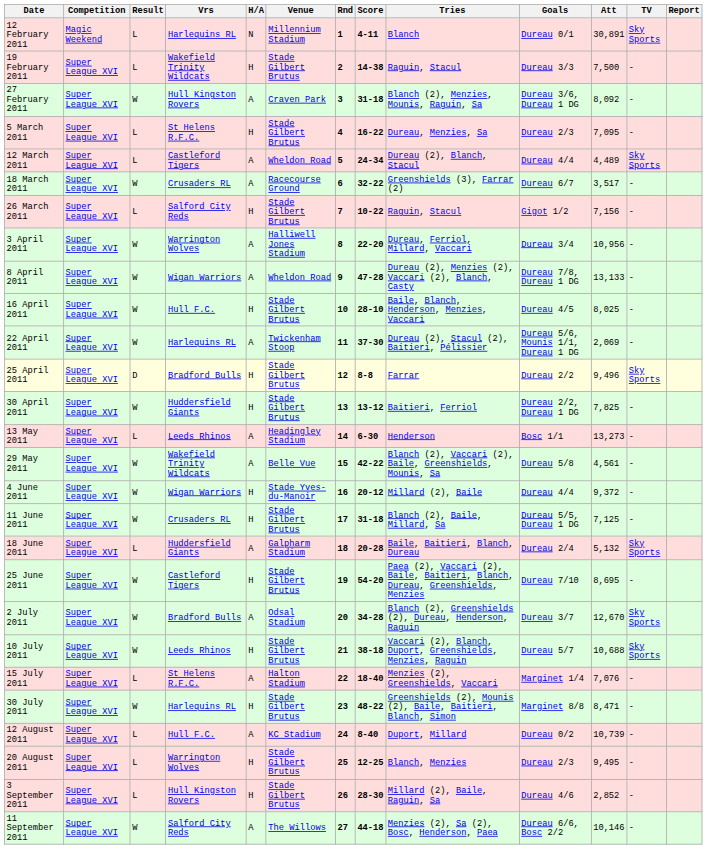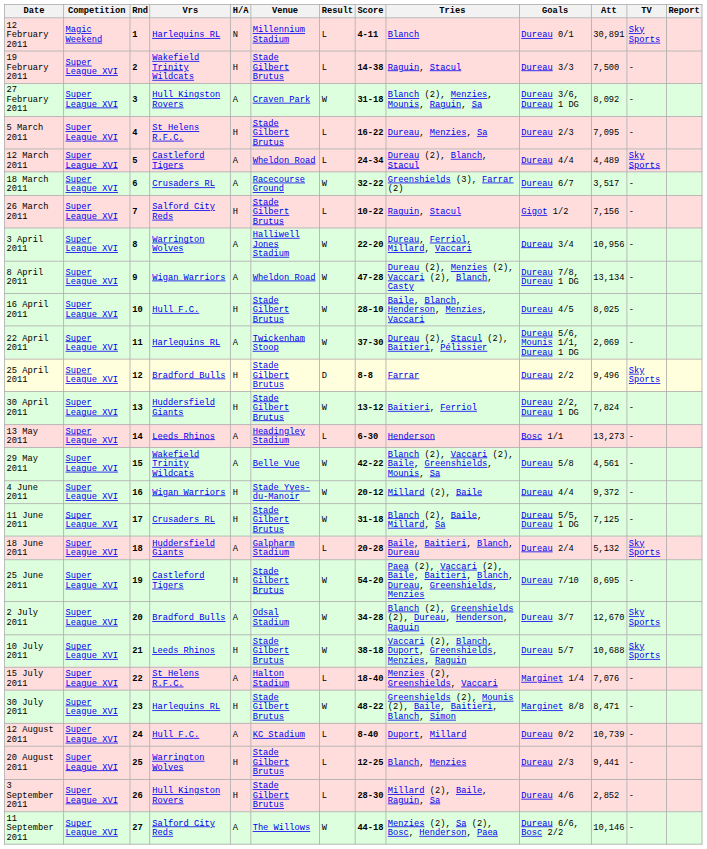columns swapped: (345, 11) <-> (148, 11)
(609, 277) 13,133 -> (609, 277) 13,134
(606, 408) 7,825 -> (606, 408) 7,824
(606, 763) 9,495 -> (606, 763) 9,441
